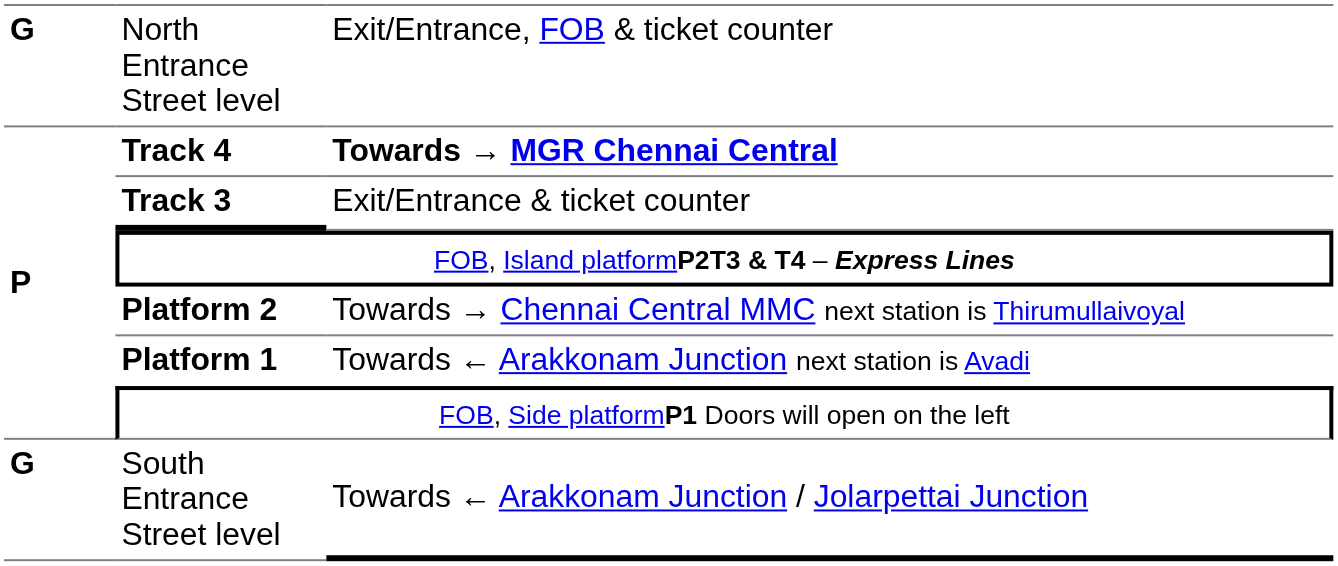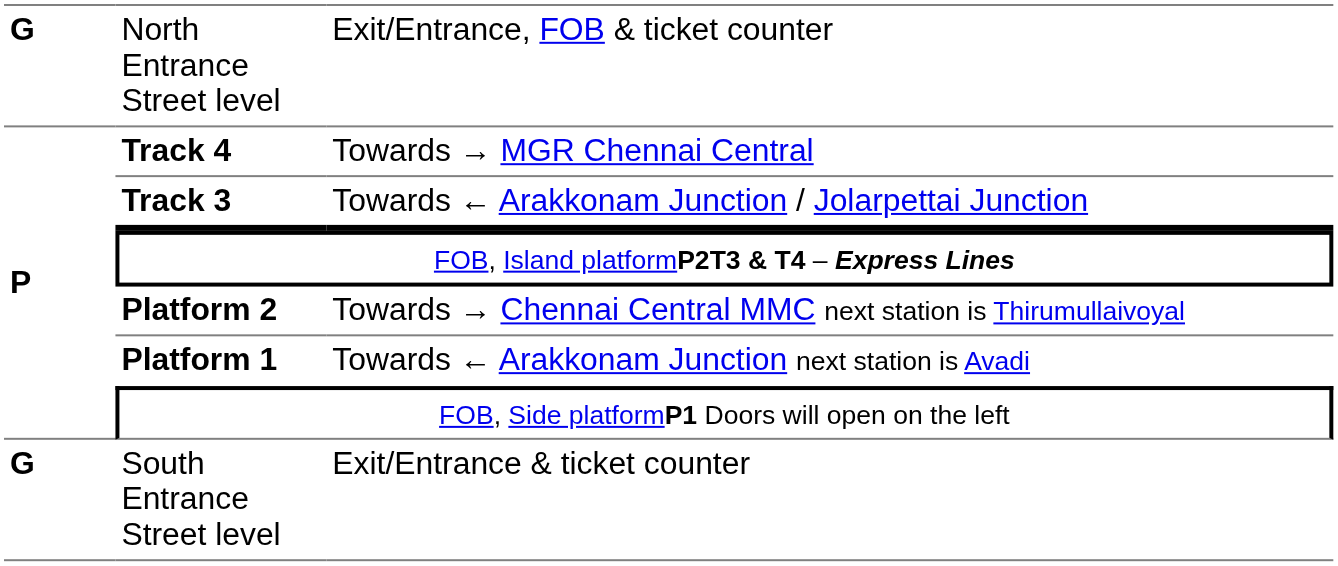(585, 150) bold -> (573, 150) normal
(541, 200) Exit/Entrance & ticket counter -> (710, 200) Towards ← Arakkonam Junction / Jolarpettai Junction
(710, 497) Towards ← Arakkonam Junction / Jolarpettai Junction -> (541, 463) Exit/Entrance & ticket counter
